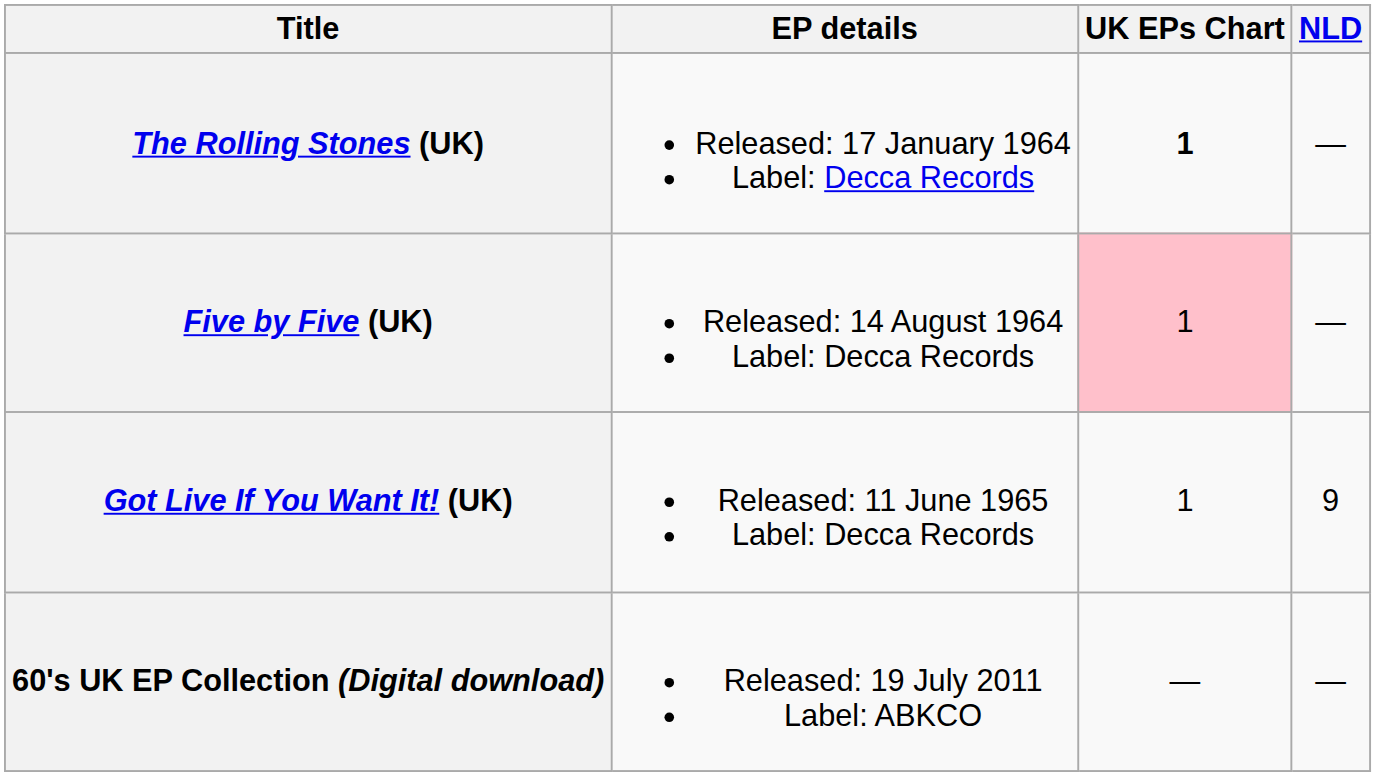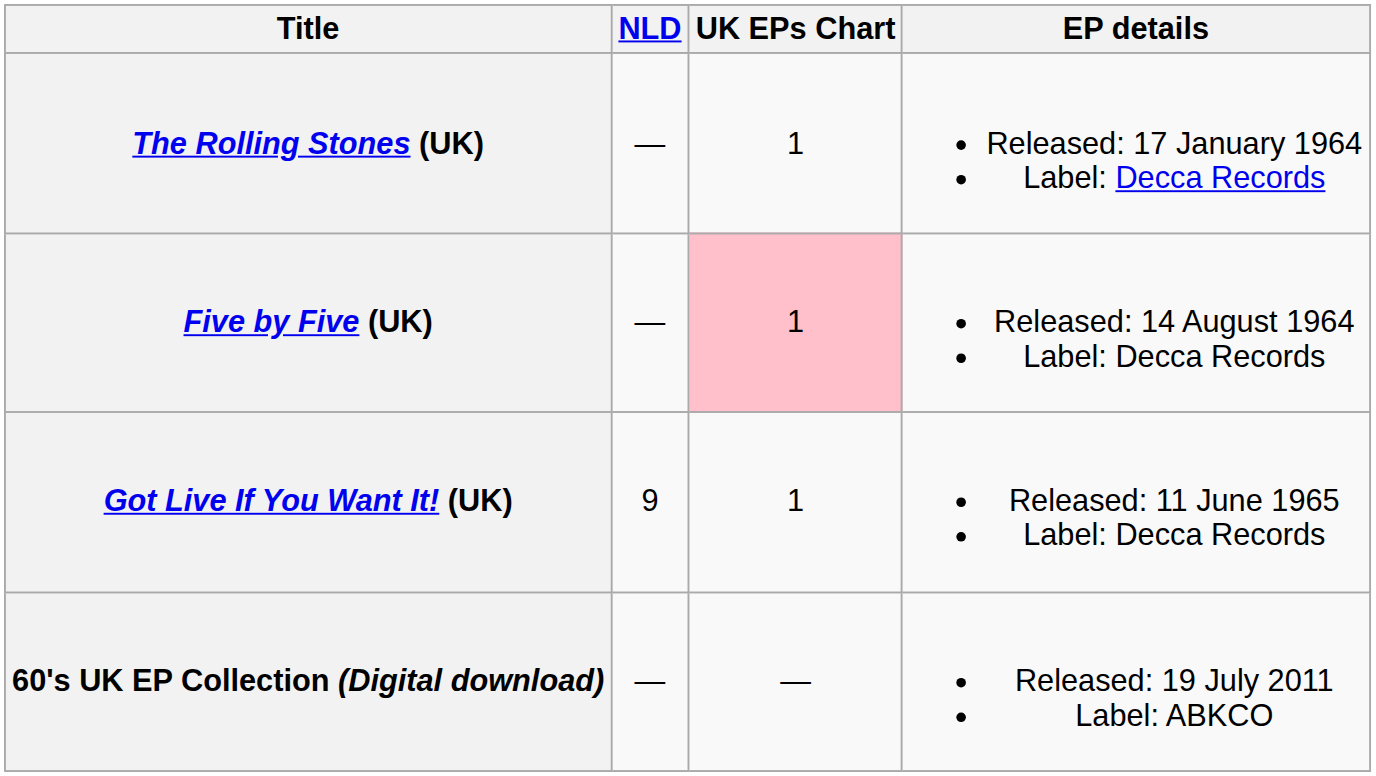columns swapped: (845, 28) <-> (1331, 28)
(1185, 142) bold -> (796, 142) normal
